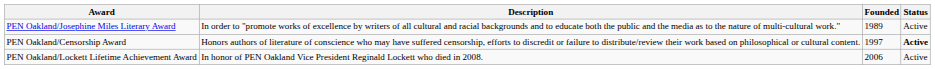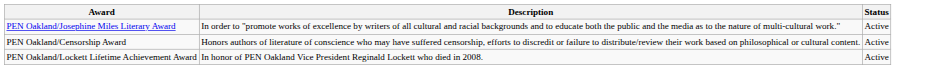- column: (882, 11)
(916, 41) bold -> (877, 41) normal
